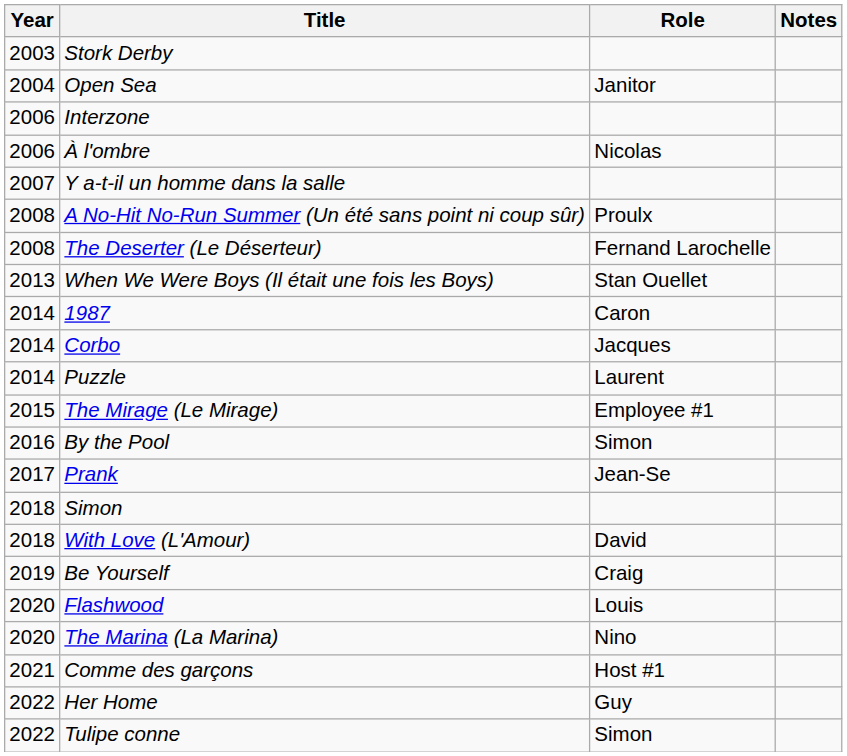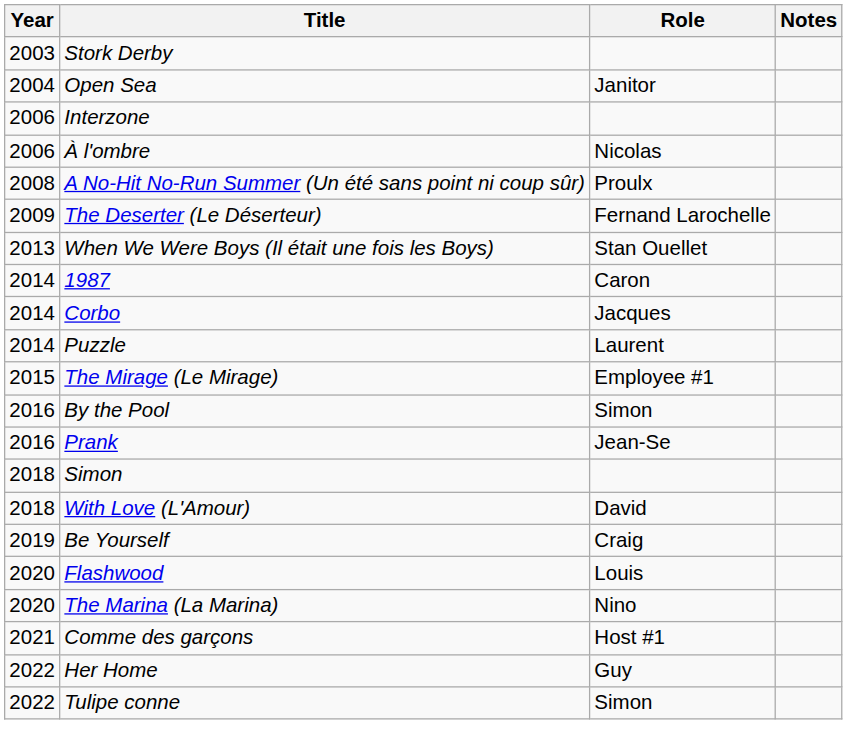- row: (205, 183)
(32, 248) 2008 -> (32, 215) 2009
(32, 475) 2017 -> (32, 442) 2016
